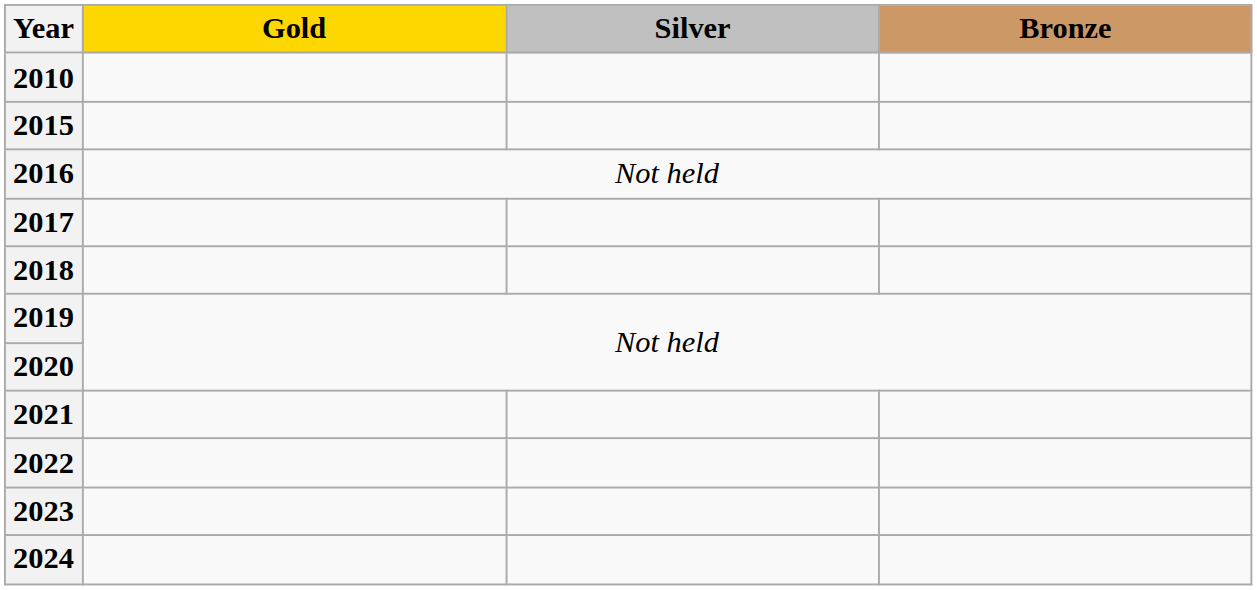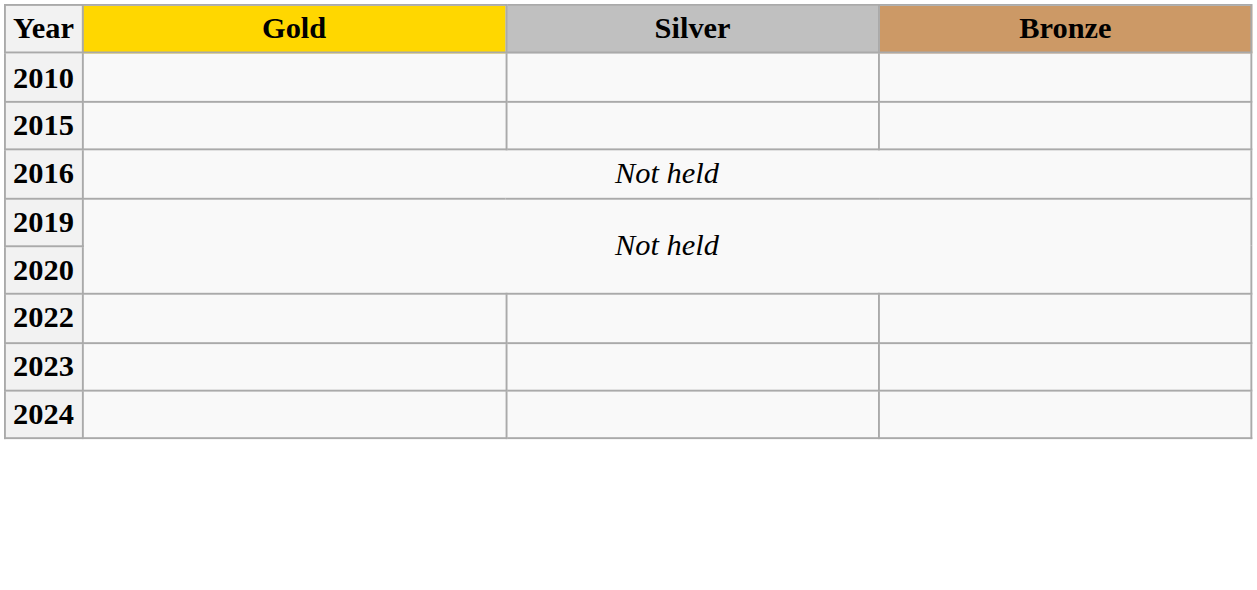- row: (43, 221)
- row: (43, 269)
- row: (43, 414)
